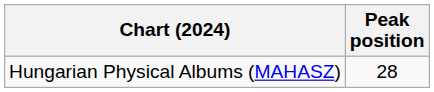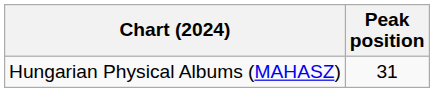(387, 71) 28 -> (387, 71) 31
